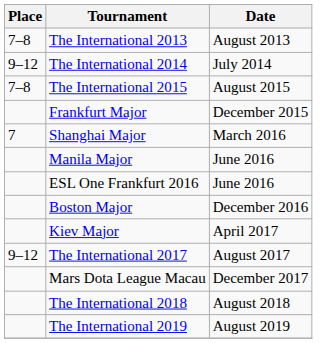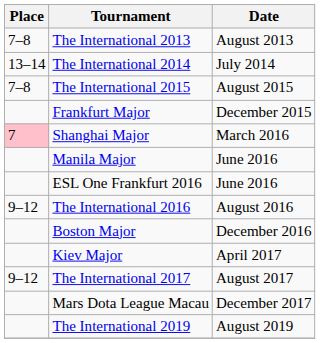(23, 64) 9–12 -> (27, 64) 13–14
(12, 135) no background -> (12, 135) pink background
+ row: (121, 207)
- row: (118, 302)
